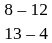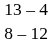rows swapped: (26, 33) <-> (26, 9)
